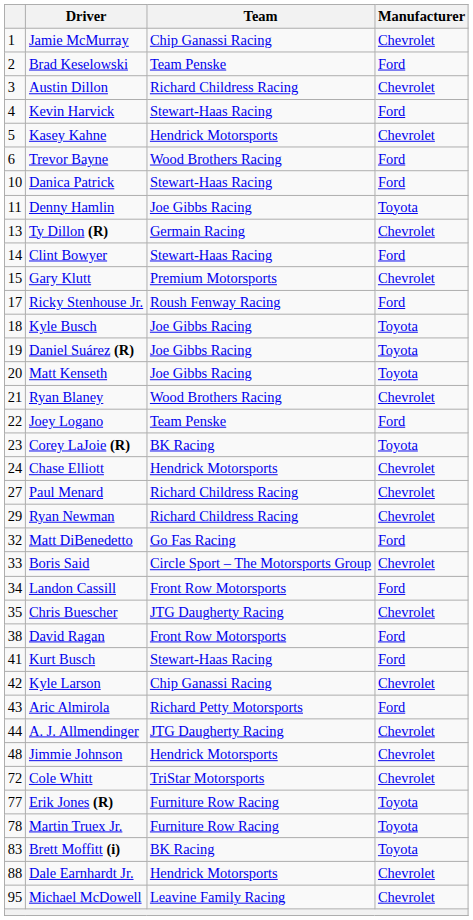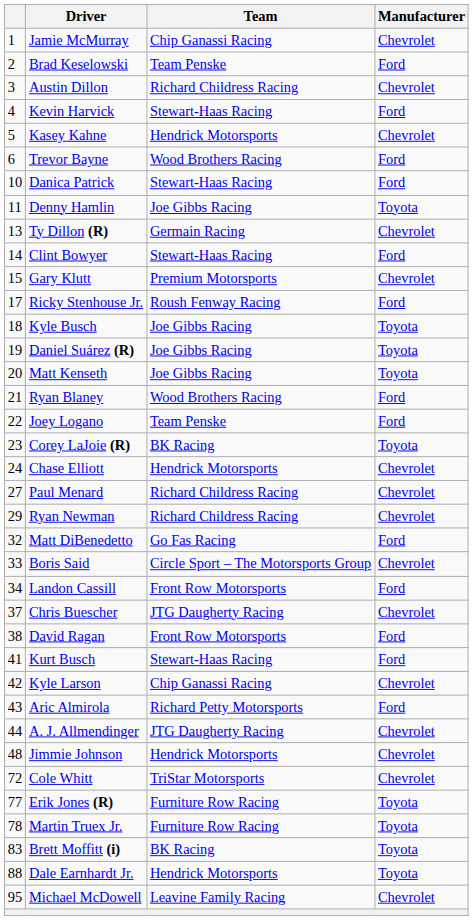(406, 397) Chevrolet -> (392, 397) Ford
(15, 611) 35 -> (15, 611) 37
(406, 873) Chevrolet -> (398, 873) Toyota
